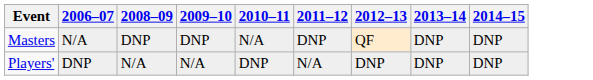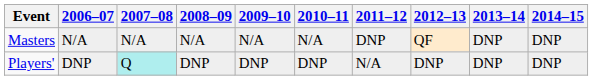+ column: (147, 16)
(136, 39) DNP -> (193, 39) N/A
(195, 39) DNP -> (251, 39) N/A
(134, 63) N/A -> (195, 63) DNP
(193, 63) N/A -> (254, 63) DNP
